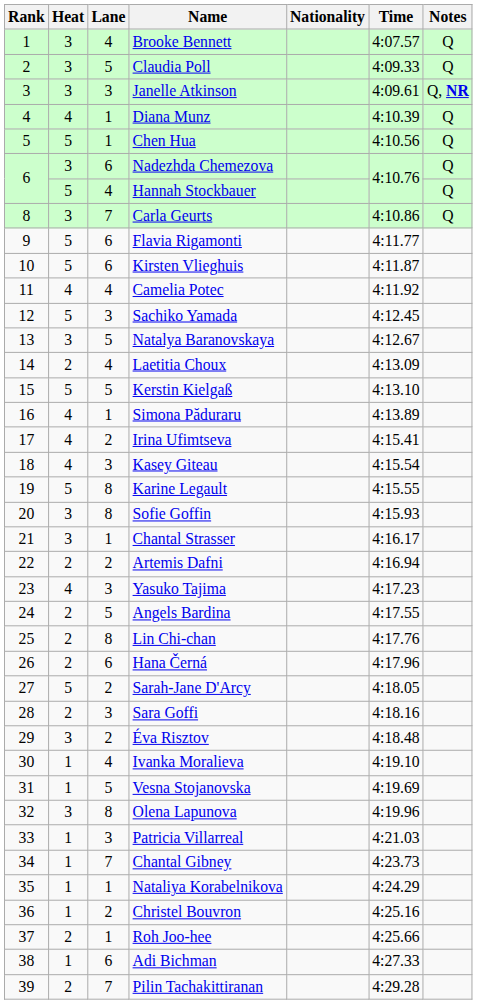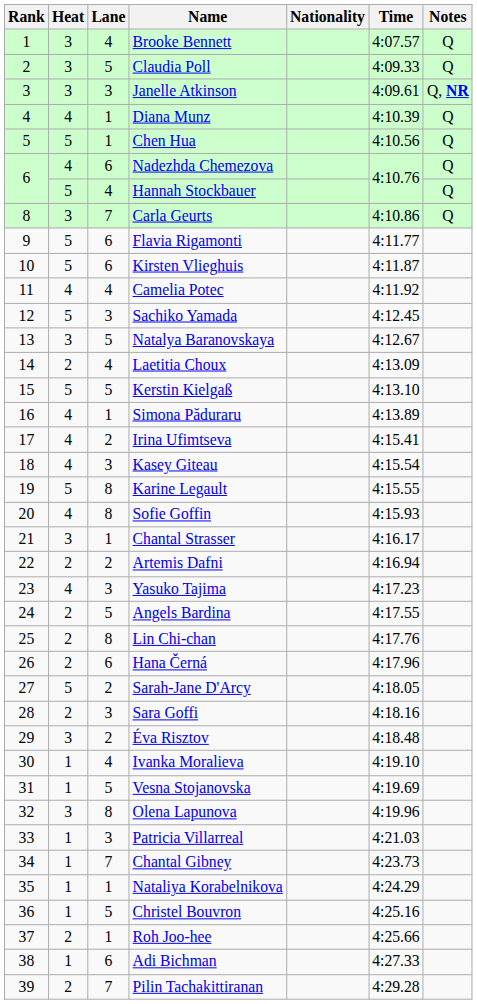(68, 166) 3 -> (68, 166) 4
(68, 514) 3 -> (68, 514) 4
(108, 912) 2 -> (108, 912) 5
